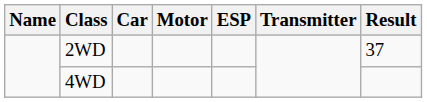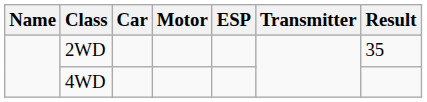(375, 50) 37 -> (375, 50) 35
